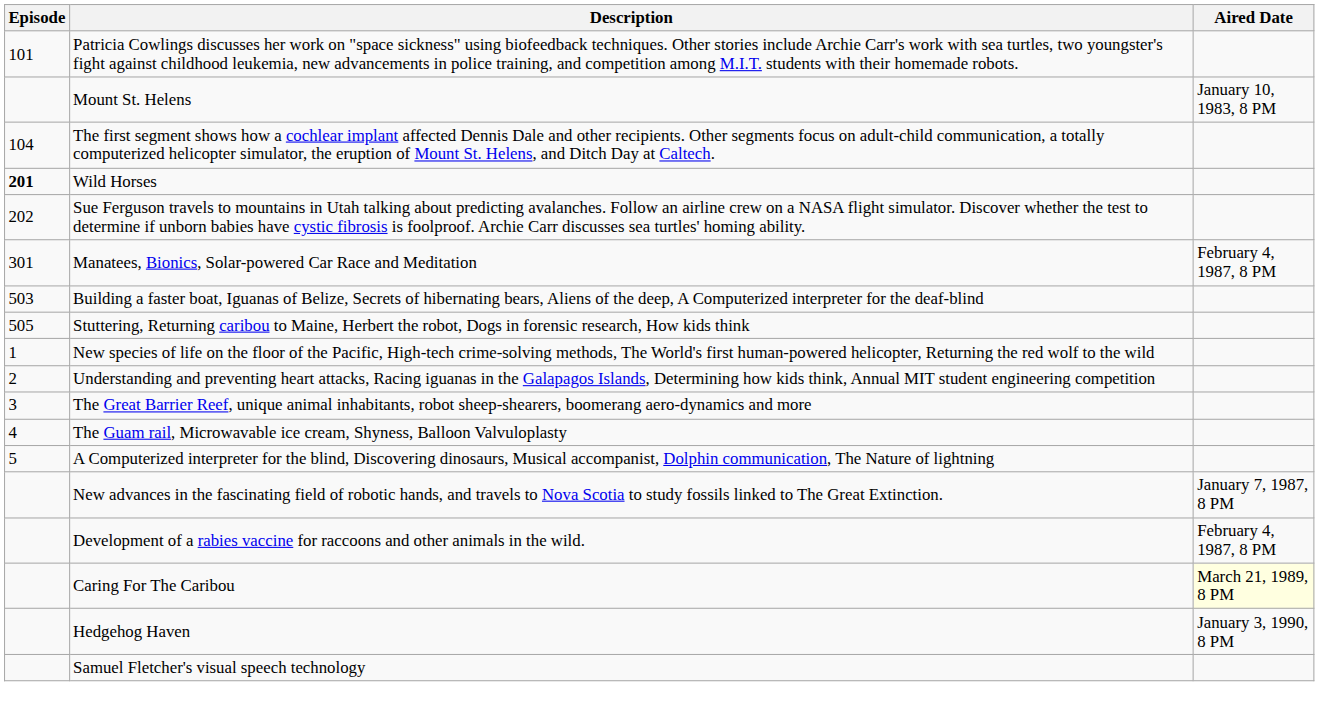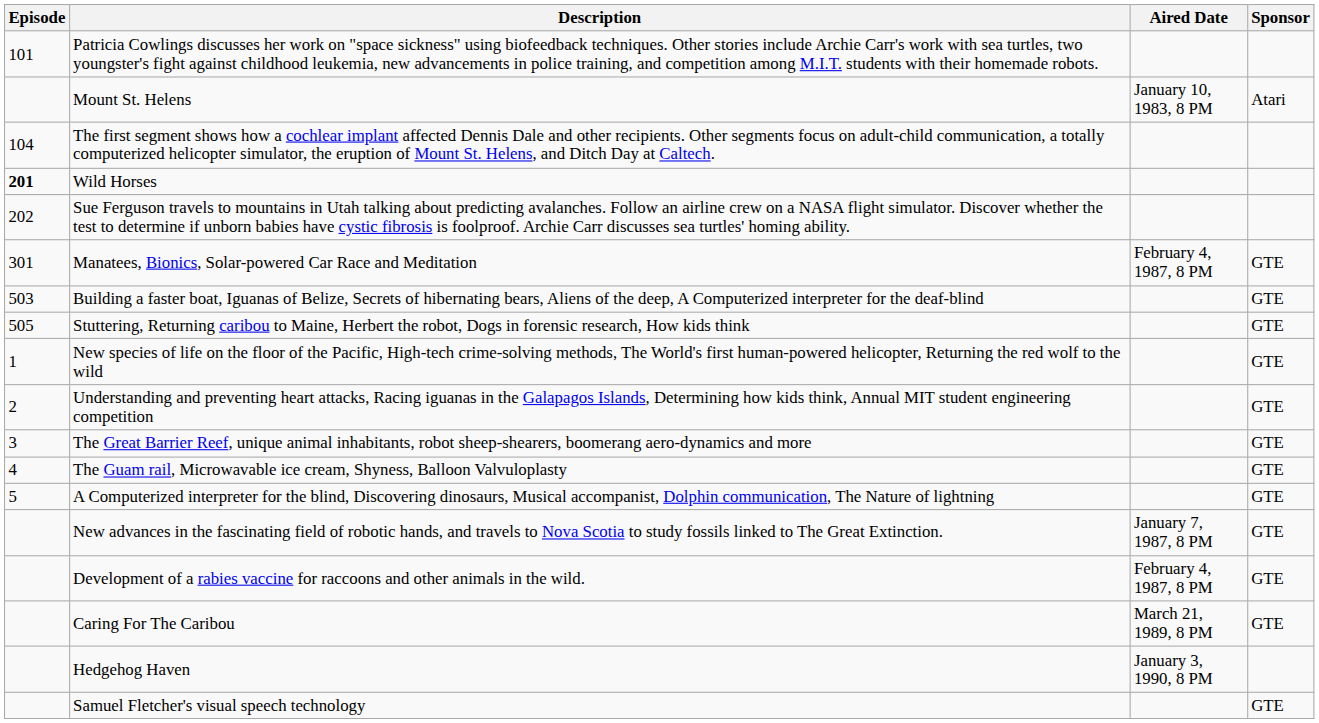+ column: (1281, 17)
(1253, 585) lightyellow background -> (1173, 623) no background
